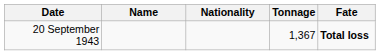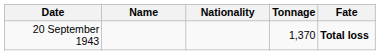(302, 35) 1,367 -> (302, 35) 1,370
